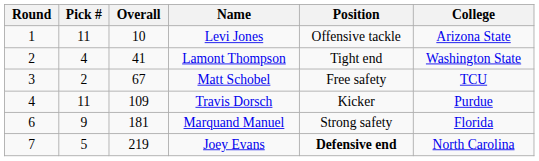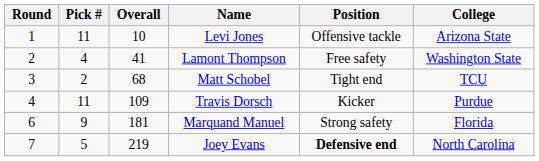(356, 58) Tight end -> (356, 58) Free safety
(139, 79) 67 -> (139, 79) 68
(356, 79) Free safety -> (356, 79) Tight end
